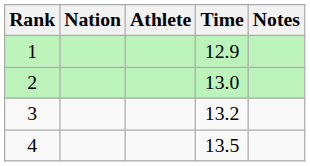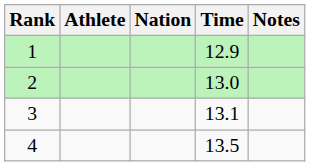columns swapped: (161, 20) <-> (93, 20)
(222, 113) 13.2 -> (222, 113) 13.1
